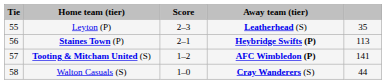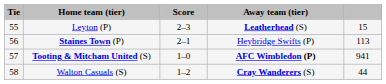(363, 27) 35 -> (363, 27) 15
(276, 42) bold -> (276, 42) normal
(184, 57) 1–2 -> (184, 57) 1–0
(363, 57) 141 -> (363, 57) 941
(184, 72) 1–0 -> (184, 72) 1–2
